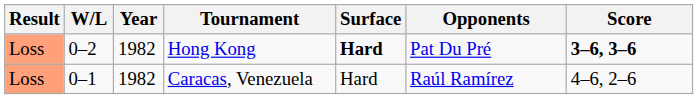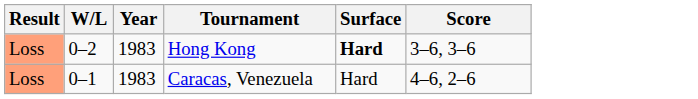- column: (486, 19)
(137, 49) 1982 -> (137, 49) 1983
(604, 49) bold -> (443, 49) normal
(137, 78) 1982 -> (137, 78) 1983
